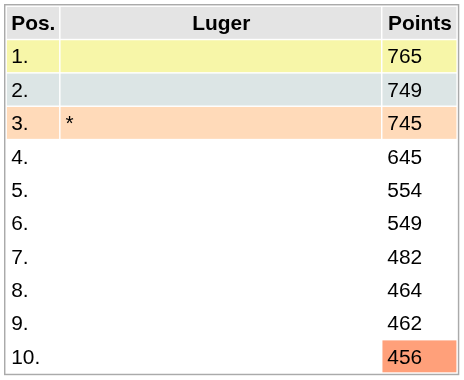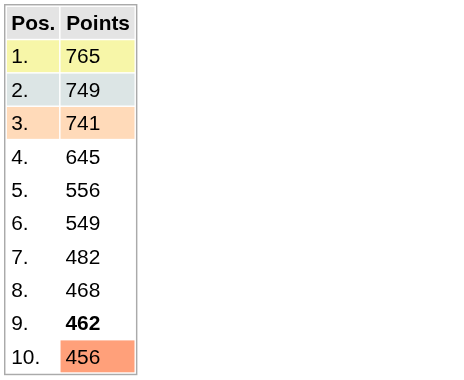- column: (221, 23)
(405, 123) 745 -> (83, 123) 741
(405, 190) 554 -> (83, 190) 556
(405, 290) 464 -> (83, 290) 468
(405, 323) normal -> (83, 323) bold
